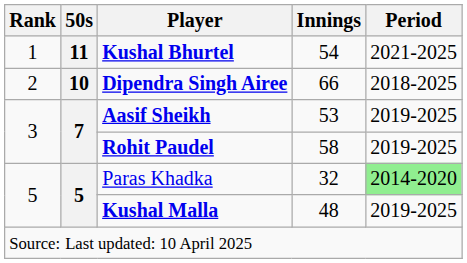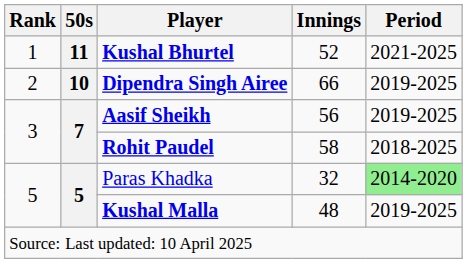(329, 52) 54 -> (329, 52) 52
(414, 83) 2018-2025 -> (414, 83) 2019-2025
(329, 115) 53 -> (329, 115) 56
(414, 147) 2019-2025 -> (414, 147) 2018-2025
